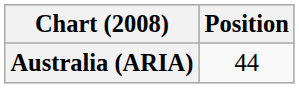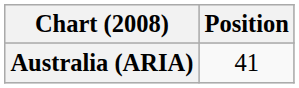(247, 62) 44 -> (247, 62) 41
